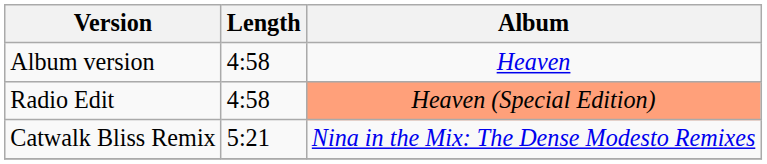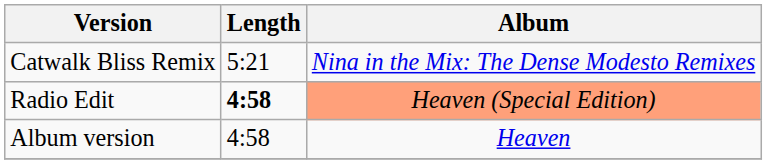rows swapped: (82, 61) <-> (113, 138)
(248, 100) normal -> (249, 100) bold
